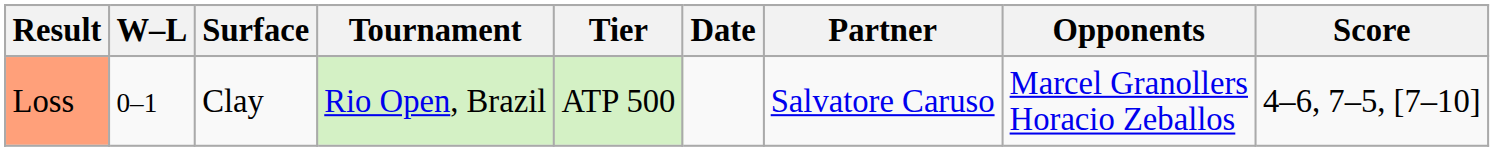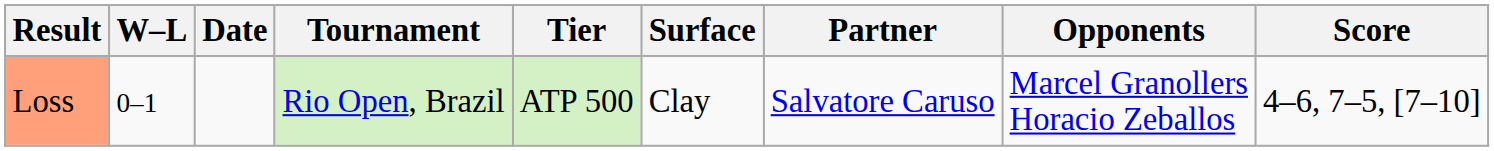columns swapped: (723, 30) <-> (256, 30)
